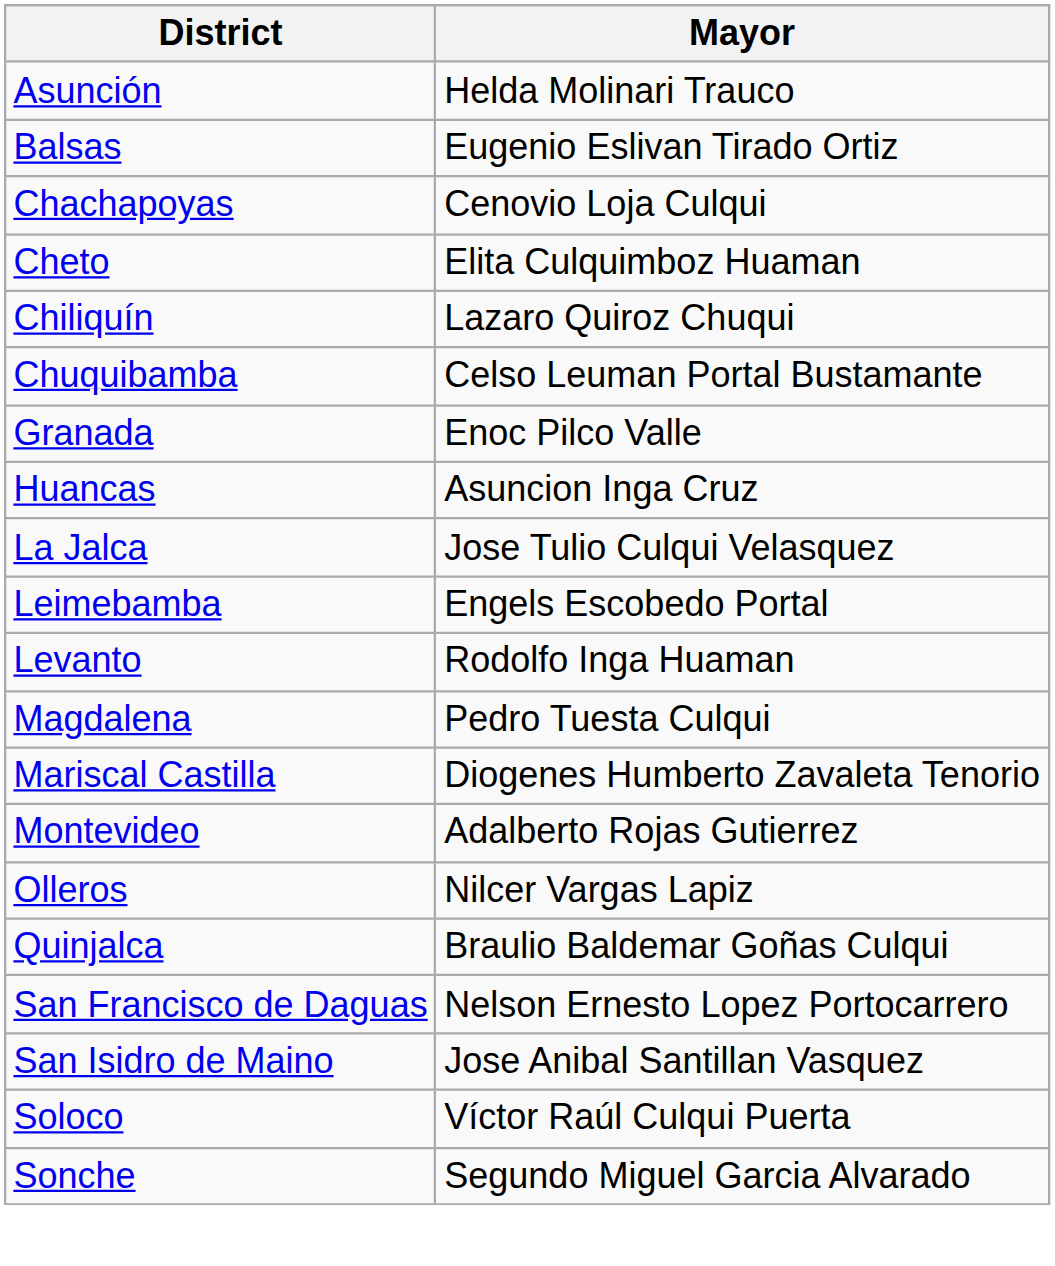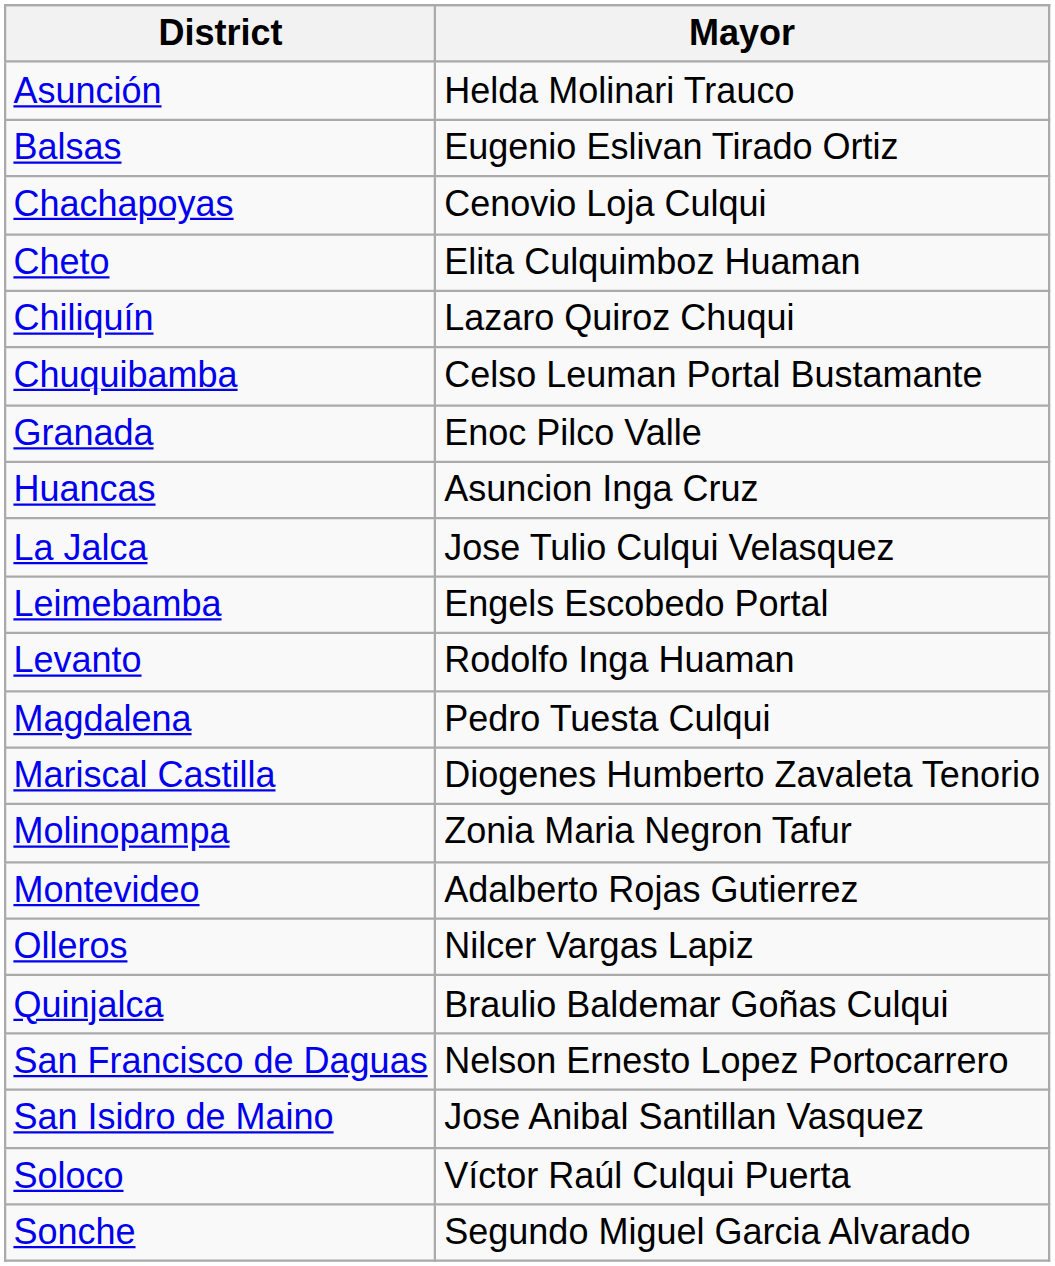+ row: (121, 832)
